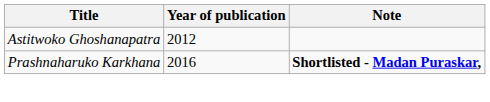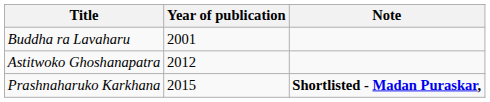+ row: (69, 39)
(182, 62) 2016 -> (182, 85) 2015
